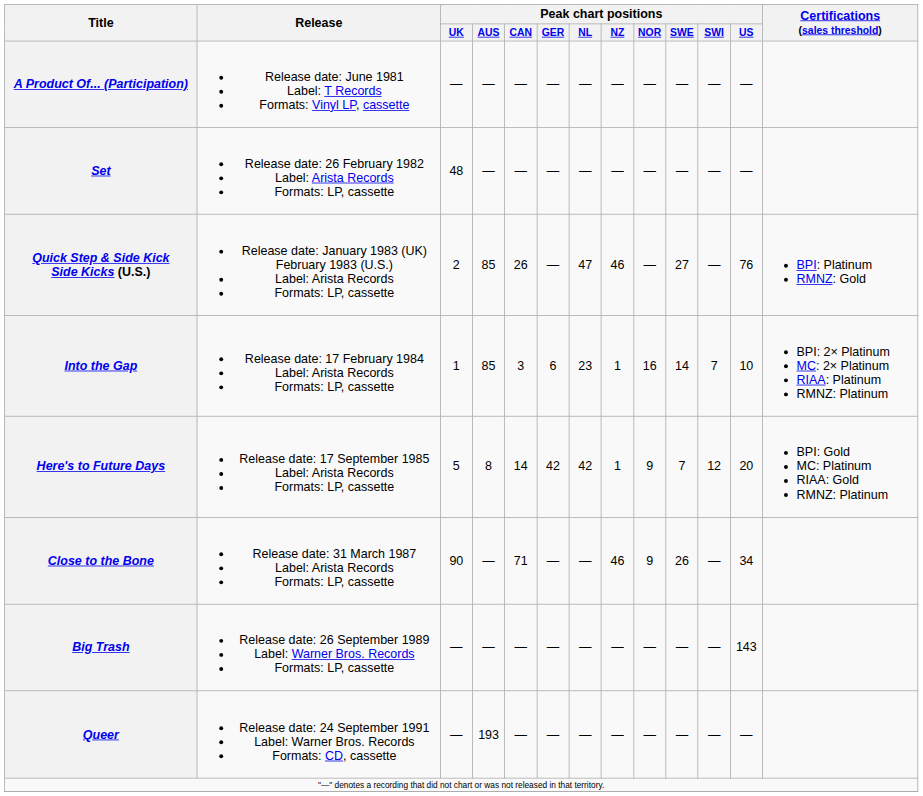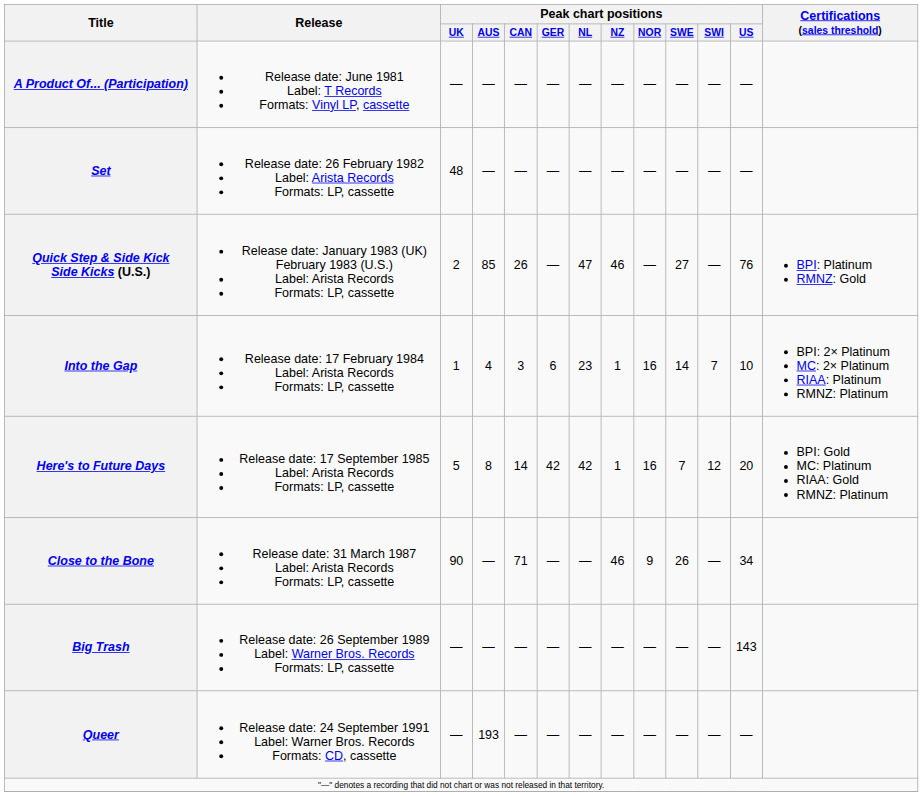(489, 366) 85 -> (489, 366) 4
(650, 466) 9 -> (650, 466) 16
